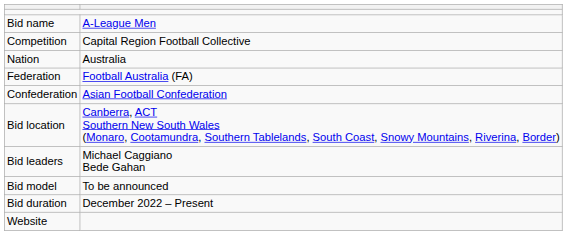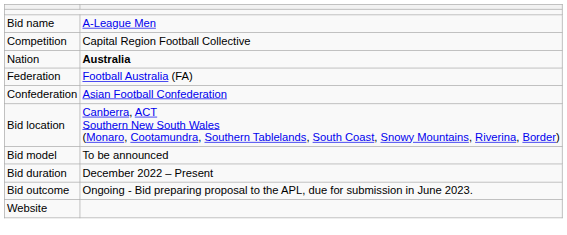(104, 59) normal -> (106, 59) bold
- row: (35, 161)
+ row: (38, 191)
